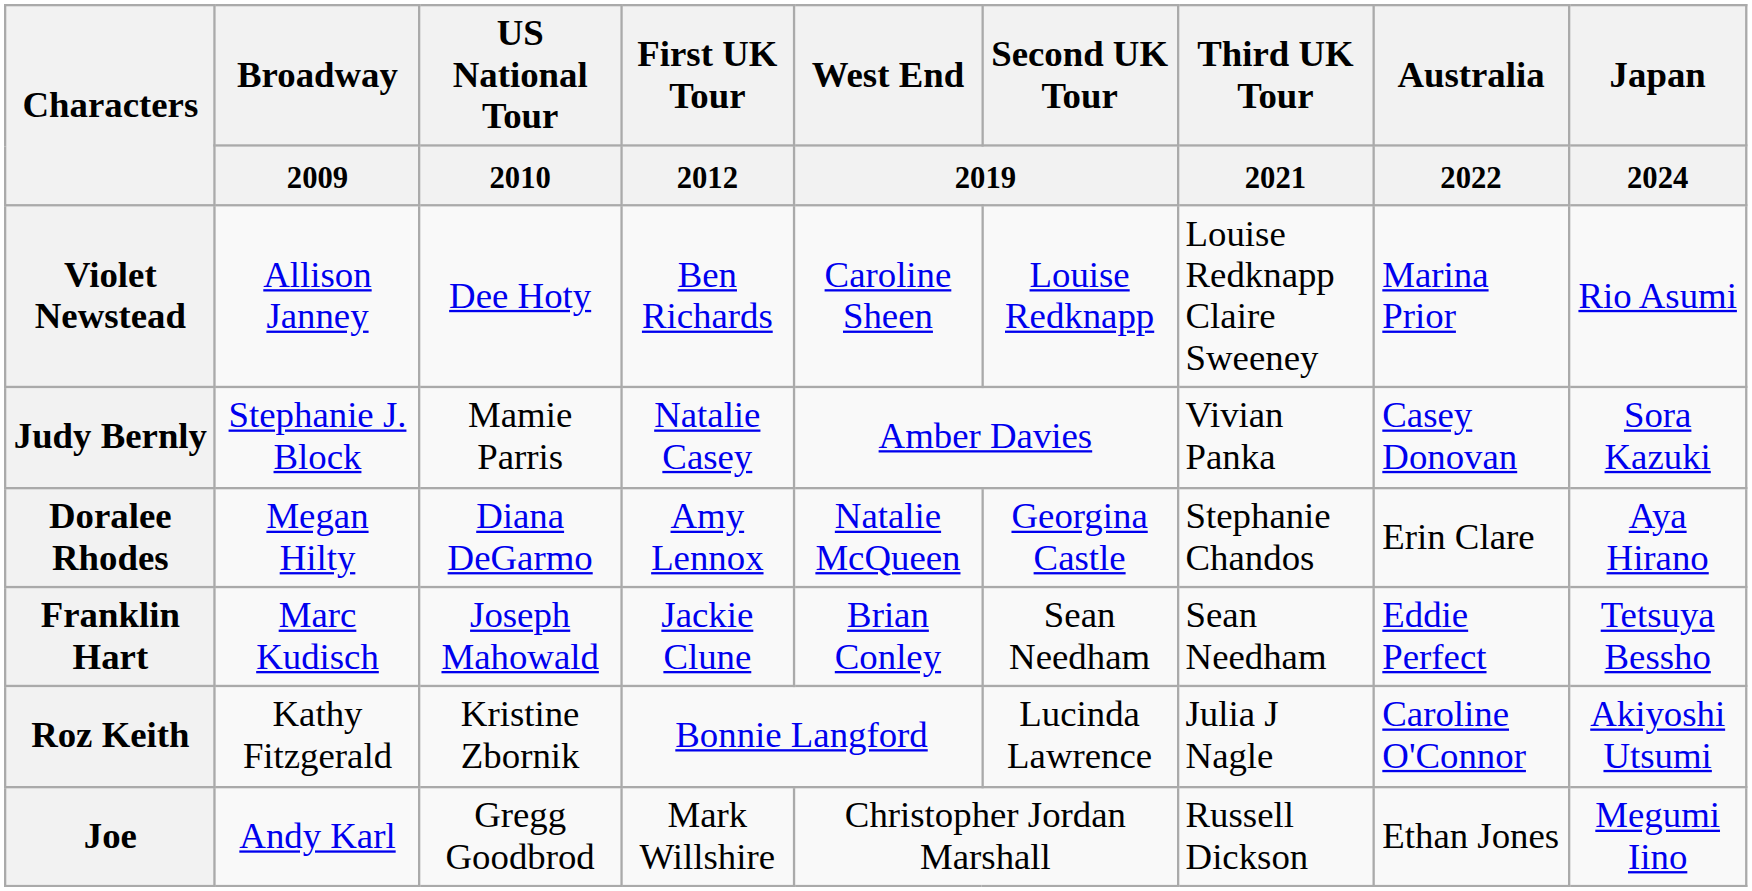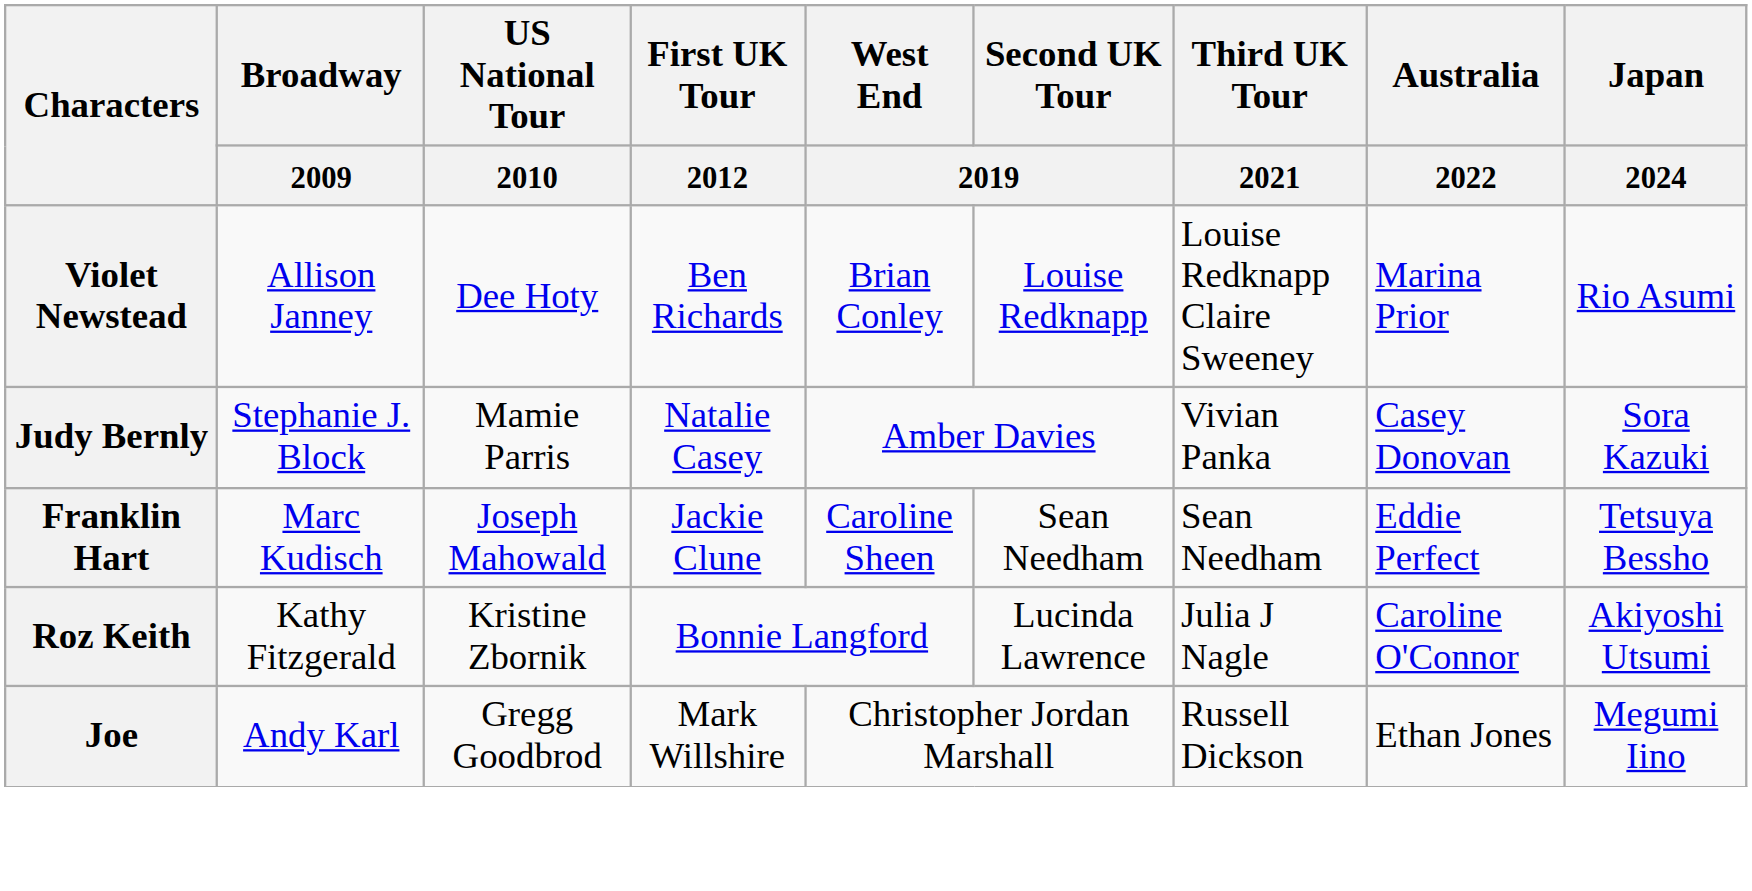(888, 295) Caroline Sheen -> (890, 295) Brian Conley
- row: (110, 536)
(888, 635) Brian Conley -> (890, 536) Caroline Sheen
